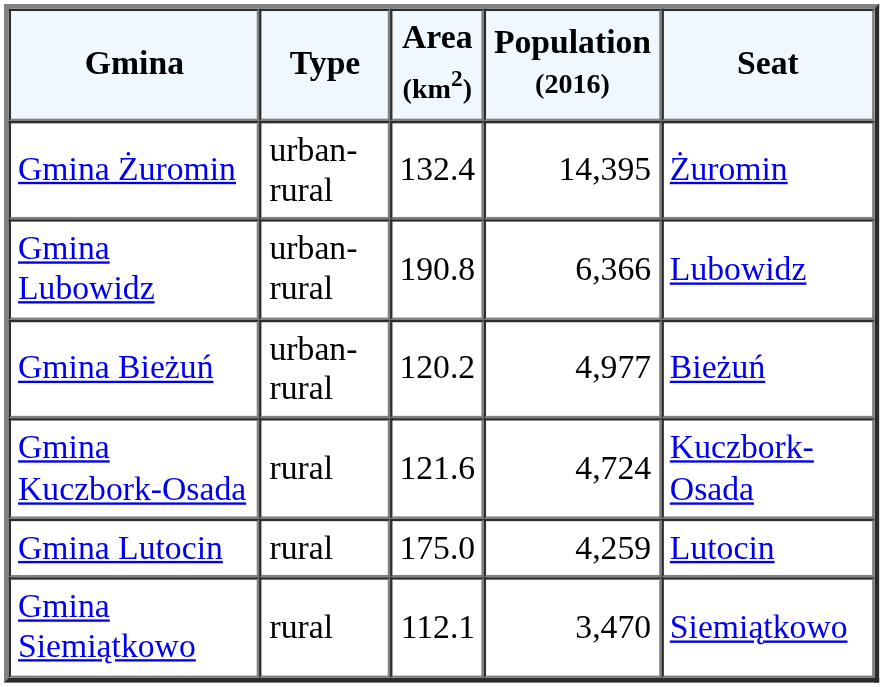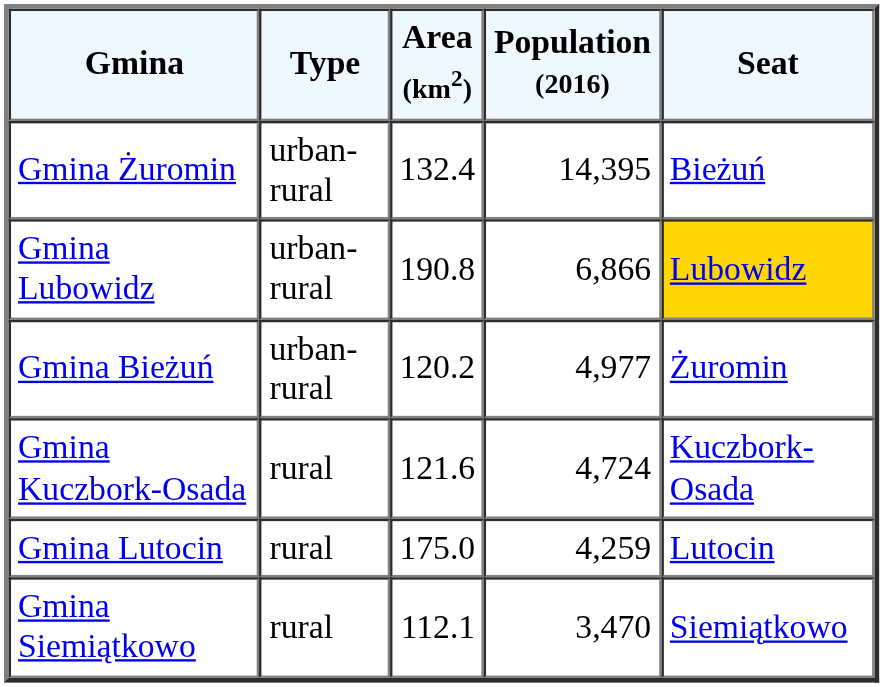(729, 168) Żuromin -> (718, 168) Bieżuń
(613, 268) 6,366 -> (613, 268) 6,866
(738, 268) no background -> (738, 268) gold background
(718, 367) Bieżuń -> (729, 367) Żuromin
